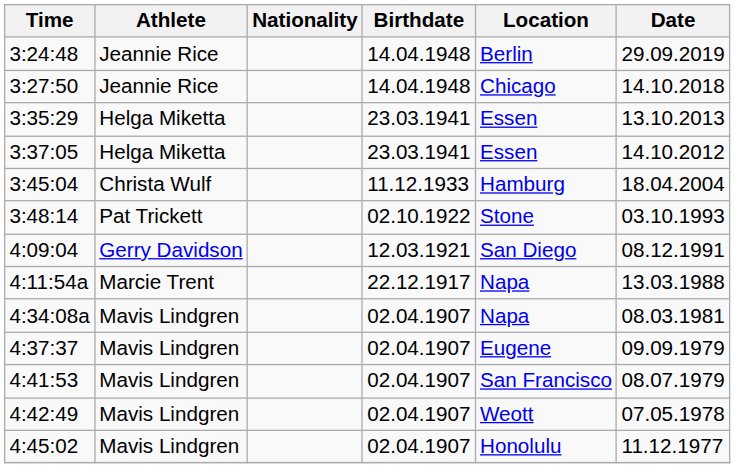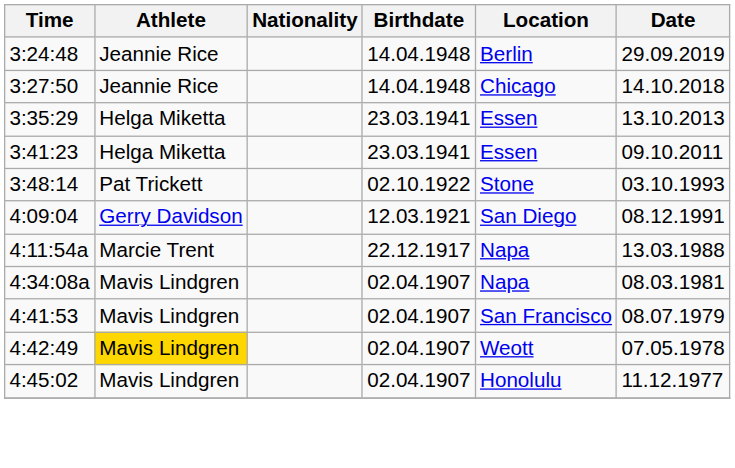- row: (44, 151)
+ row: (44, 151)
- row: (44, 184)
- row: (44, 348)
(169, 413) no background -> (169, 348) gold background
